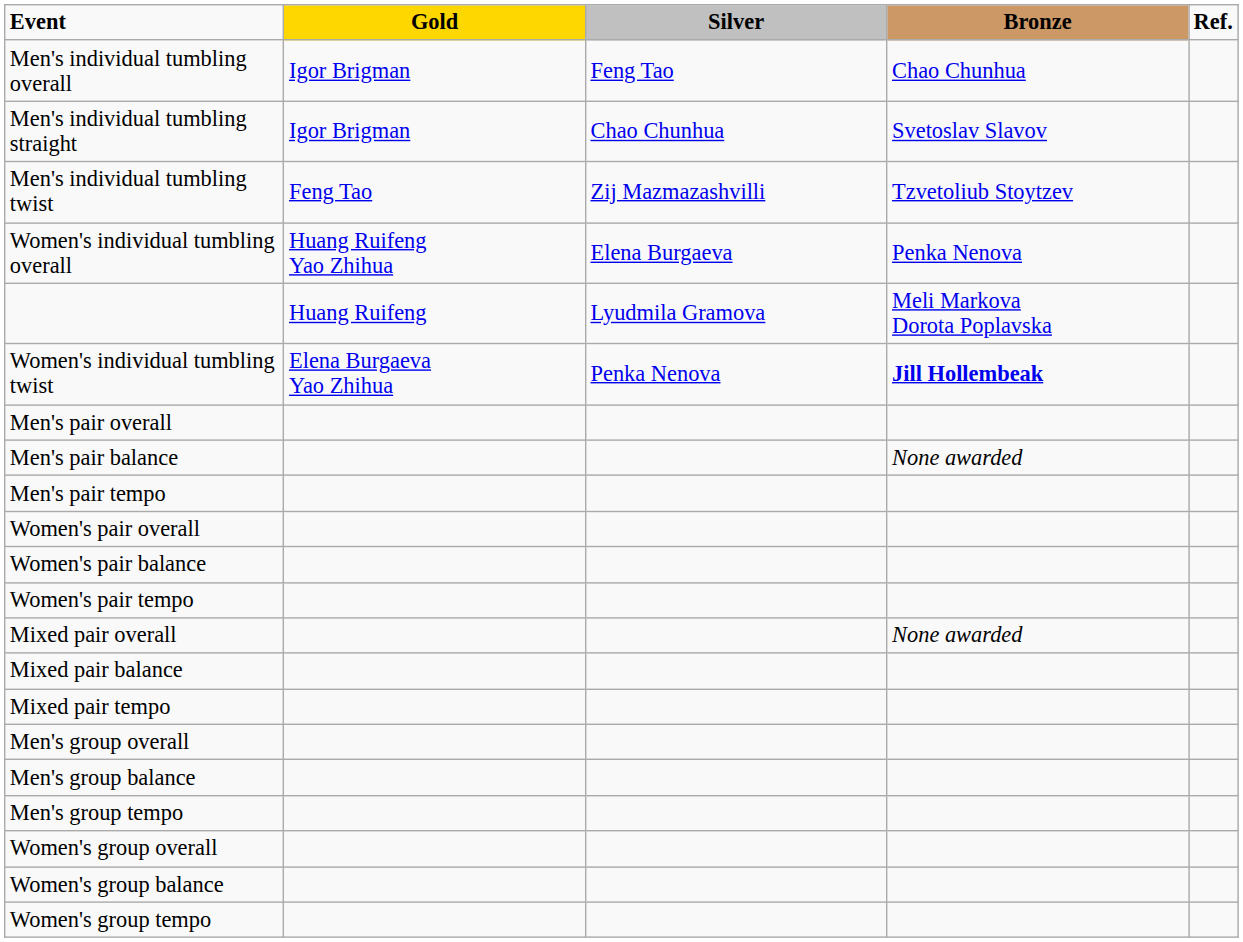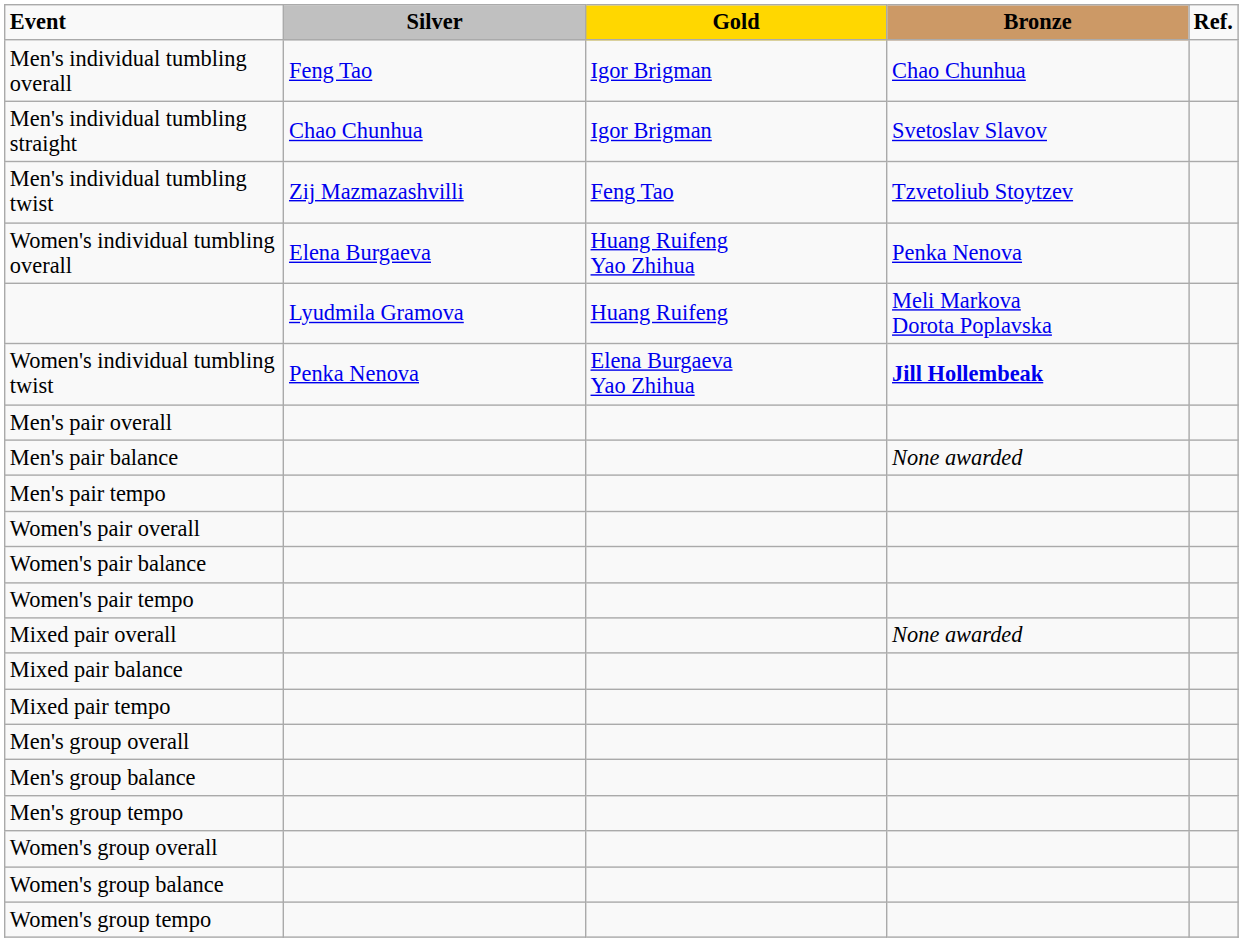columns swapped: (435, 22) <-> (736, 22)
